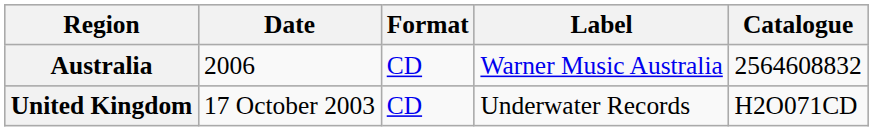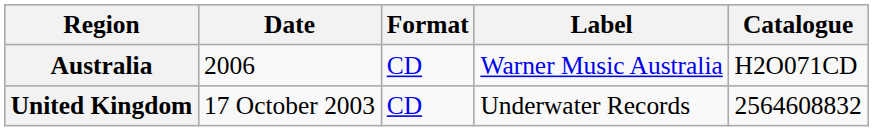(798, 65) 2564608832 -> (796, 65) H2O071CD
(796, 105) H2O071CD -> (798, 105) 2564608832
